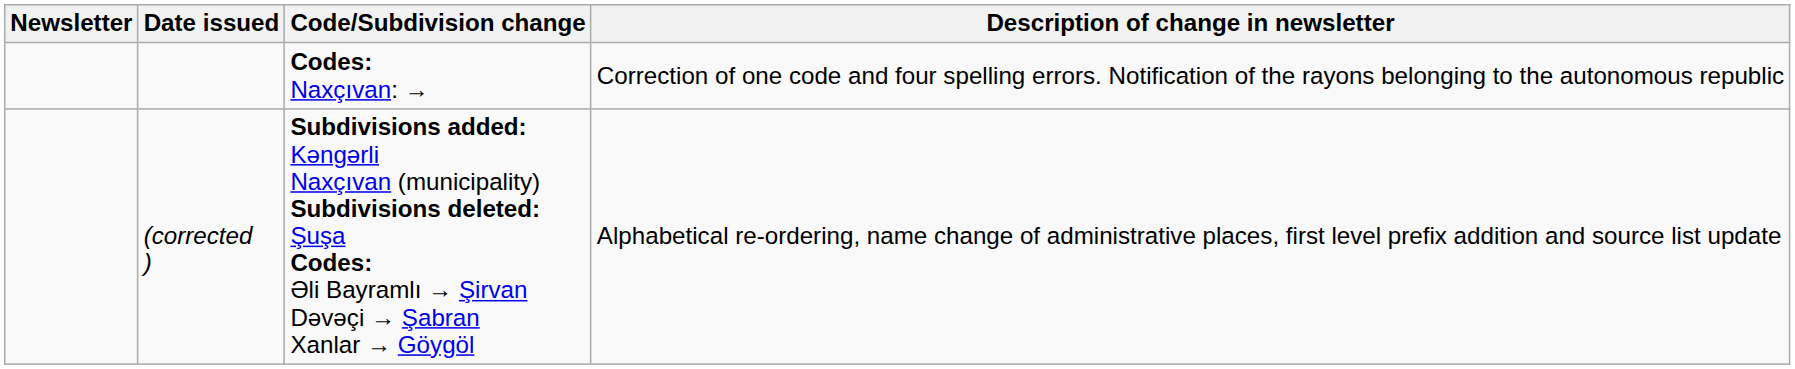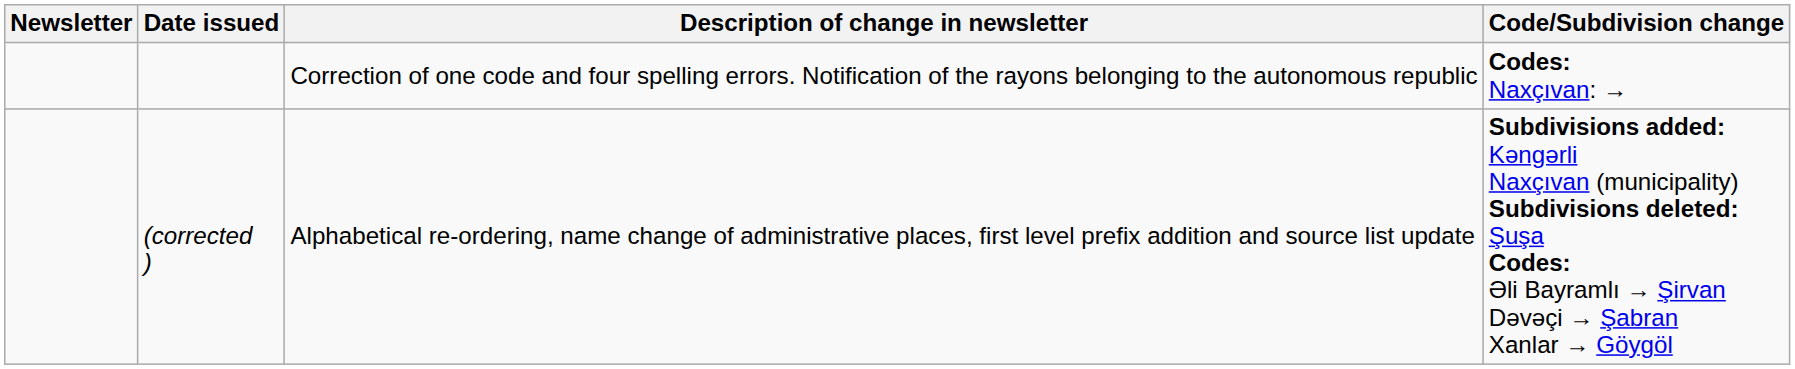columns swapped: (1190, 23) <-> (438, 23)
